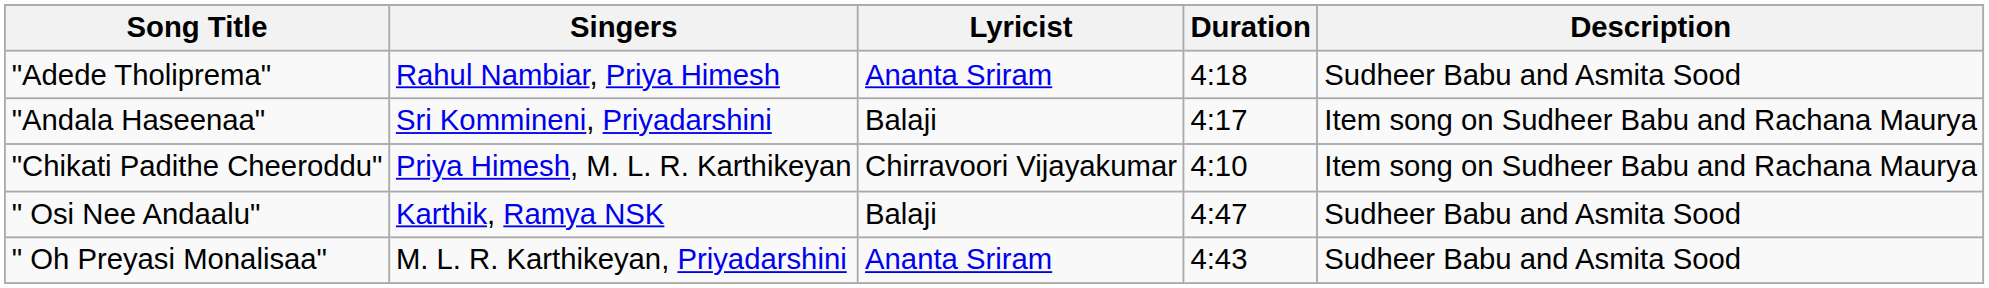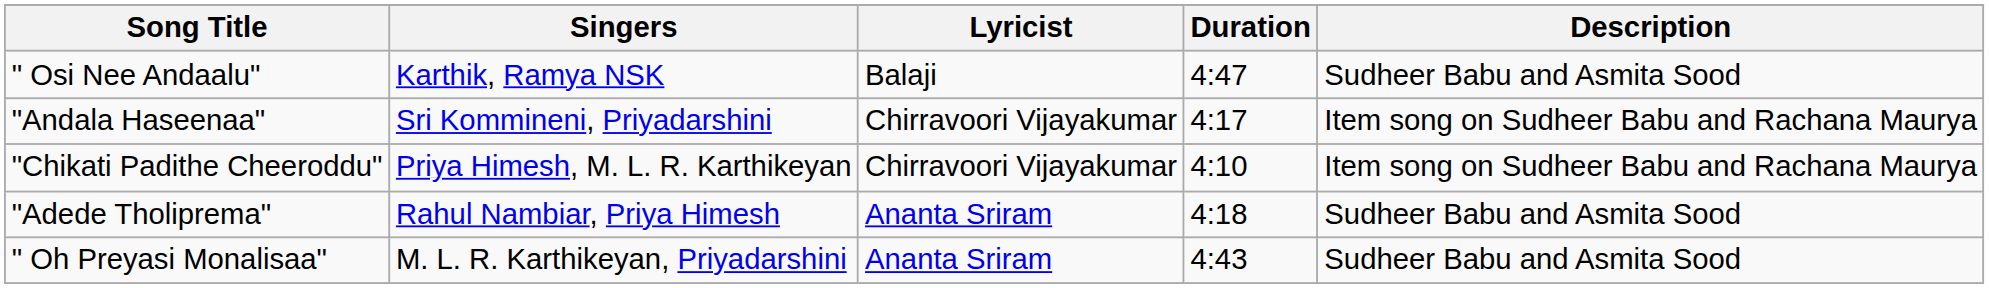rows swapped: (141, 74) <-> (136, 213)
(901, 120) Balaji -> (1021, 120) Chirravoori Vijayakumar
